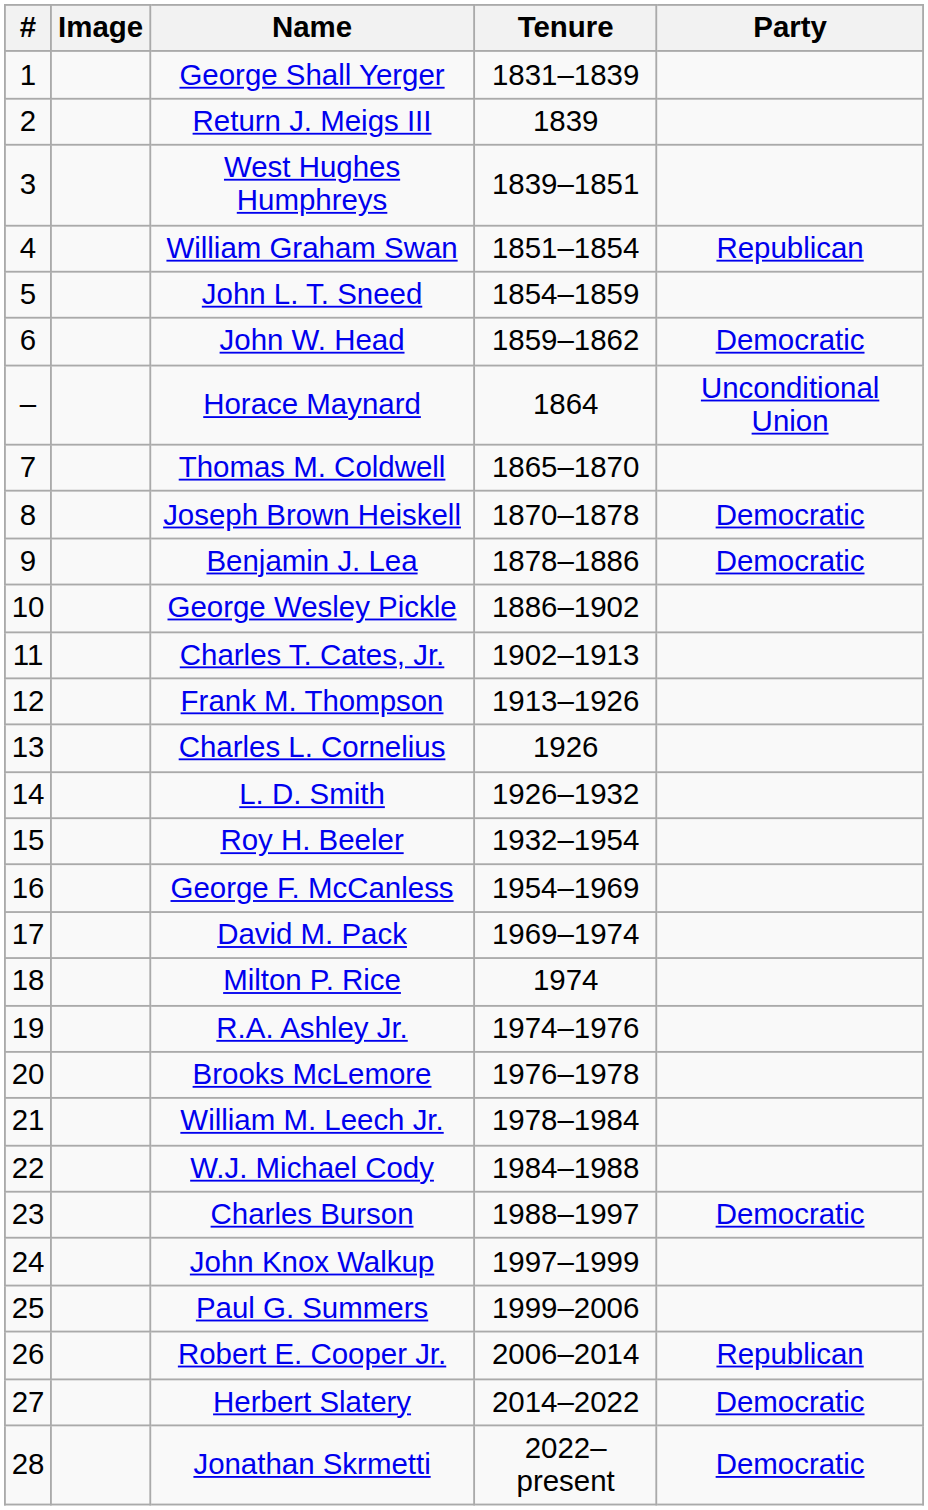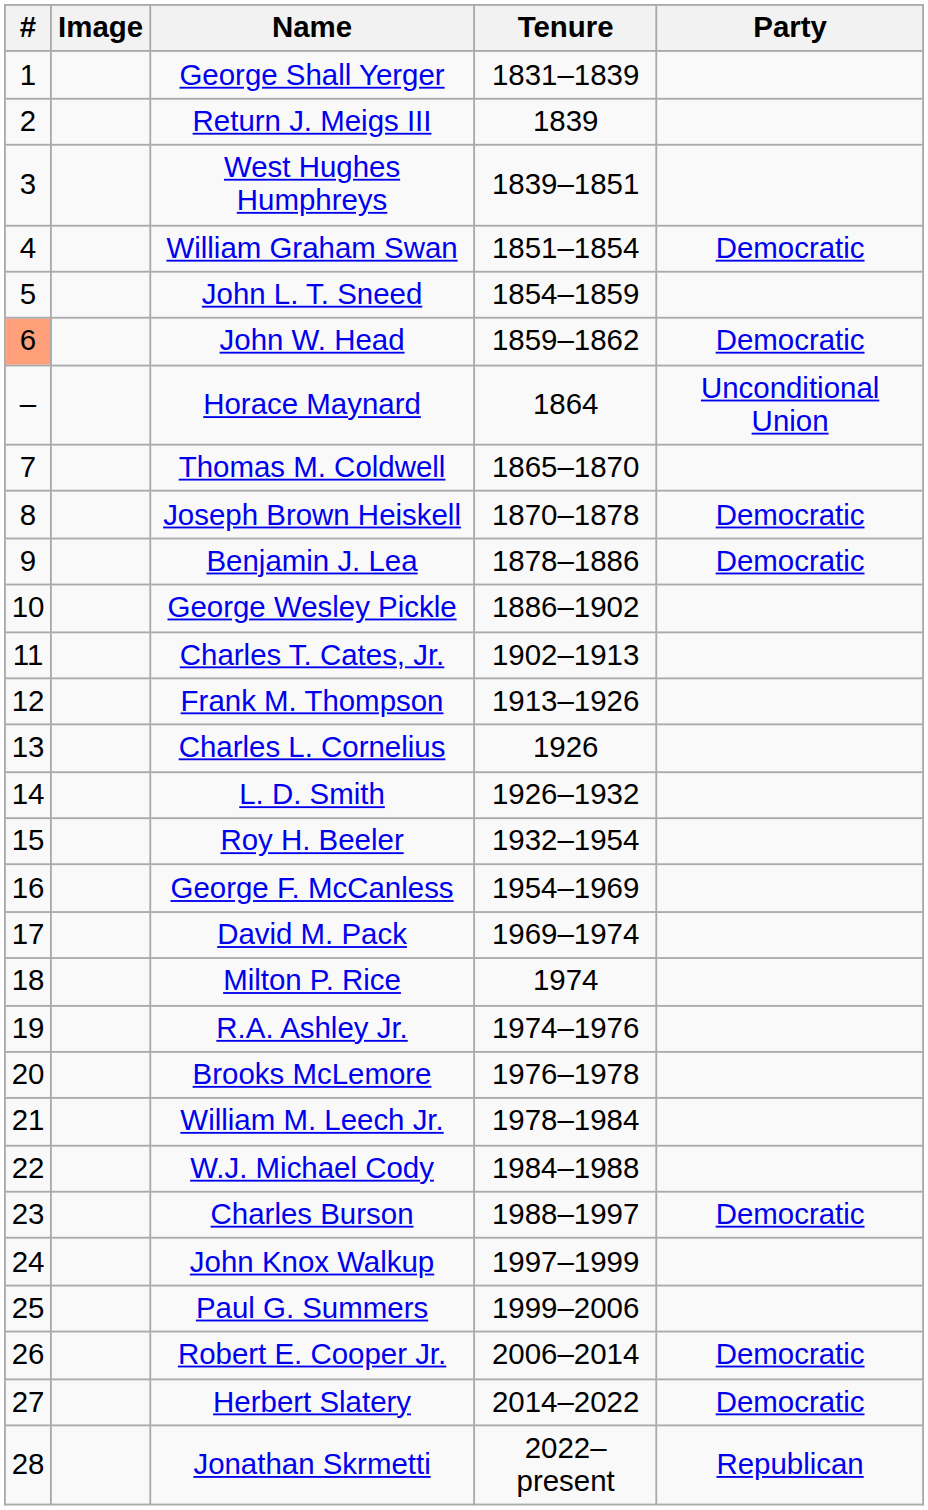(790, 247) Republican -> (790, 247) Democratic
(28, 341) no background -> (28, 341) lightsalmon background
(790, 1354) Republican -> (790, 1354) Democratic
(790, 1464) Democratic -> (790, 1464) Republican
